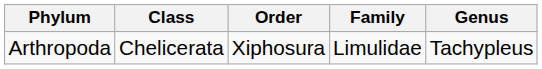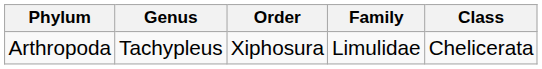columns swapped: (171, 18) <-> (482, 18)
